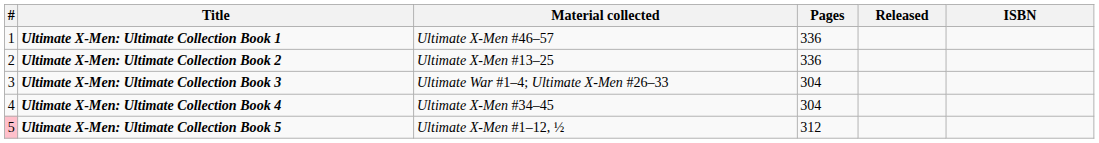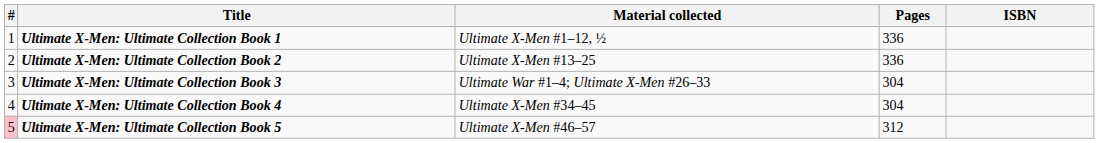- column: (902, 15)
(485, 37) Ultimate X-Men #46–57 -> (532, 37) Ultimate X-Men #1–12, ½
(491, 127) Ultimate X-Men #1–12, ½ -> (527, 127) Ultimate X-Men #46–57
